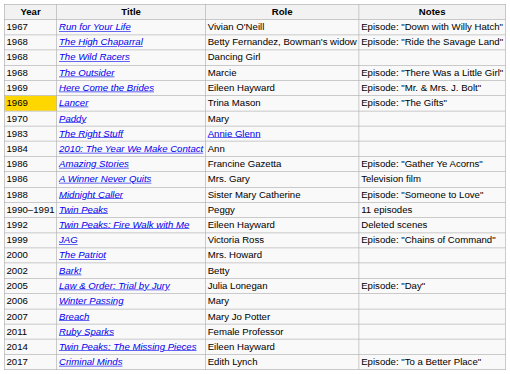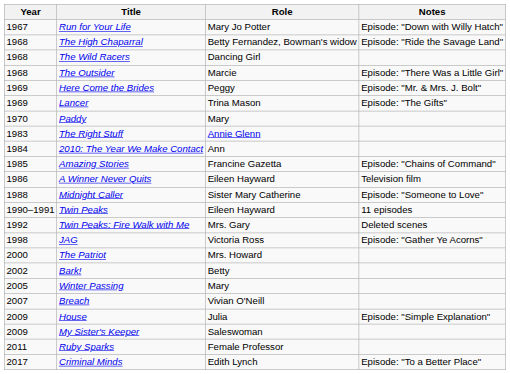(236, 27) Vivian O'Neill -> (239, 27) Mary Jo Potter
(241, 88) Eileen Hayward -> (221, 88) Peggy
(17, 103) gold background -> (17, 103) no background
(17, 164) 1986 -> (17, 164) 1985
(422, 164) Episode: "Gather Ye Acorns" -> (428, 164) Episode: "Chains of Command"
(229, 179) Mrs. Gary -> (241, 179) Eileen Hayward
(221, 210) Peggy -> (241, 210) Eileen Hayward
(241, 225) Eileen Hayward -> (229, 225) Mrs. Gary
(17, 240) 1999 -> (17, 240) 1998
(428, 240) Episode: "Chains of Command" -> (422, 240) Episode: "Gather Ye Acorns"
- row: (114, 286)
(17, 301) 2006 -> (17, 286) 2005
(239, 316) Mary Jo Potter -> (236, 301) Vivian O'Neill
+ row: (73, 316)
+ row: (99, 331)
- row: (128, 347)
